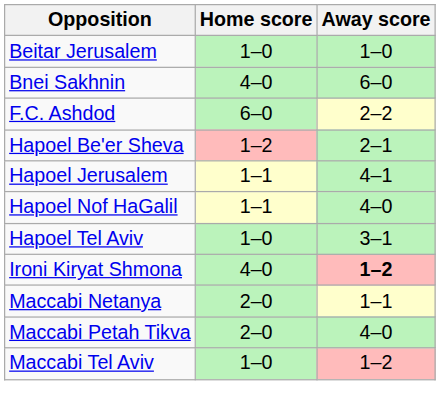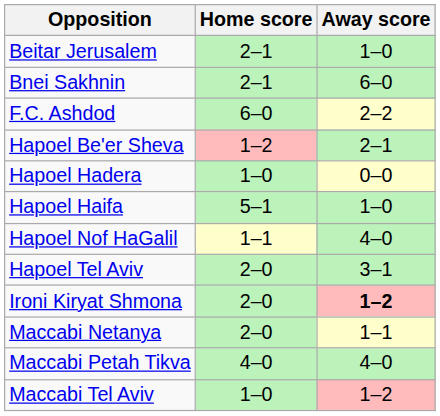(256, 51) 1–0 -> (256, 51) 2–1
(256, 82) 4–0 -> (256, 82) 2–1
+ row: (75, 176)
+ row: (66, 207)
- row: (88, 176)
(256, 238) 1–0 -> (256, 269) 2–0
(256, 269) 4–0 -> (256, 301) 2–0
(256, 332) 2–0 -> (256, 363) 4–0
